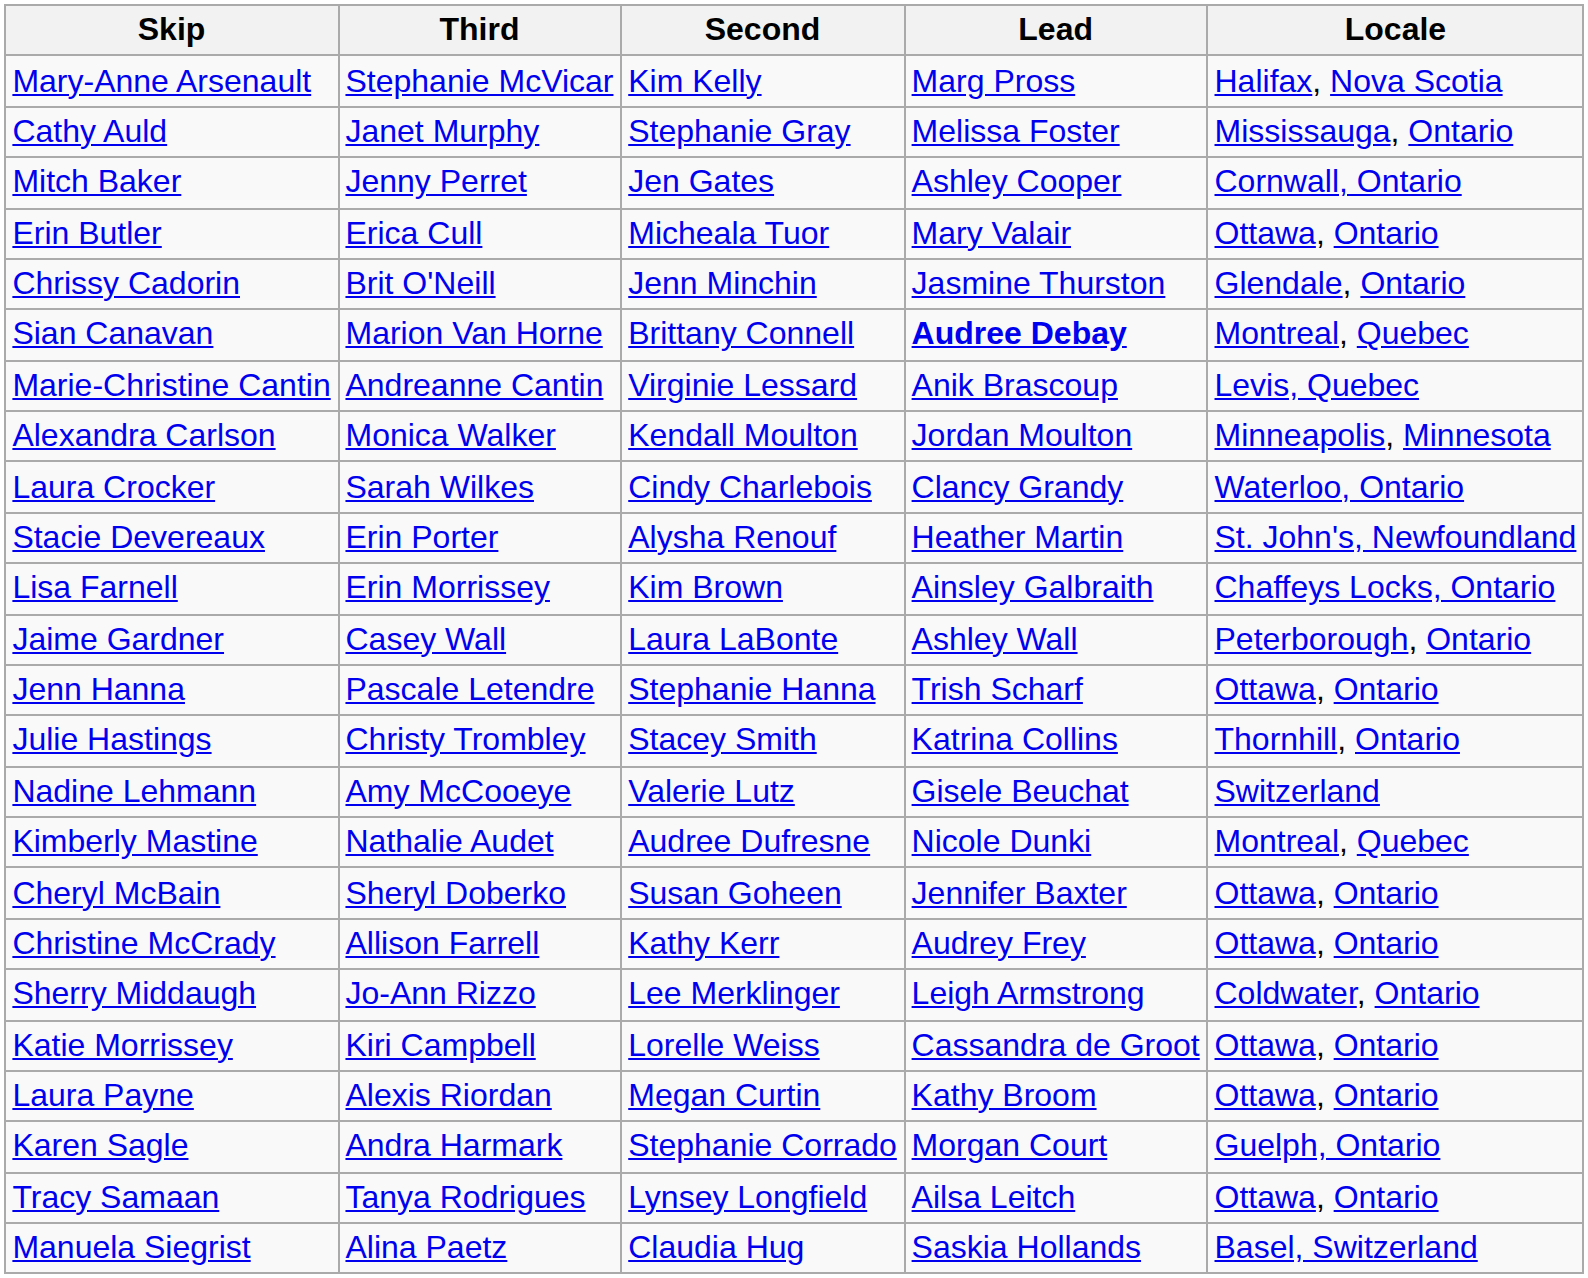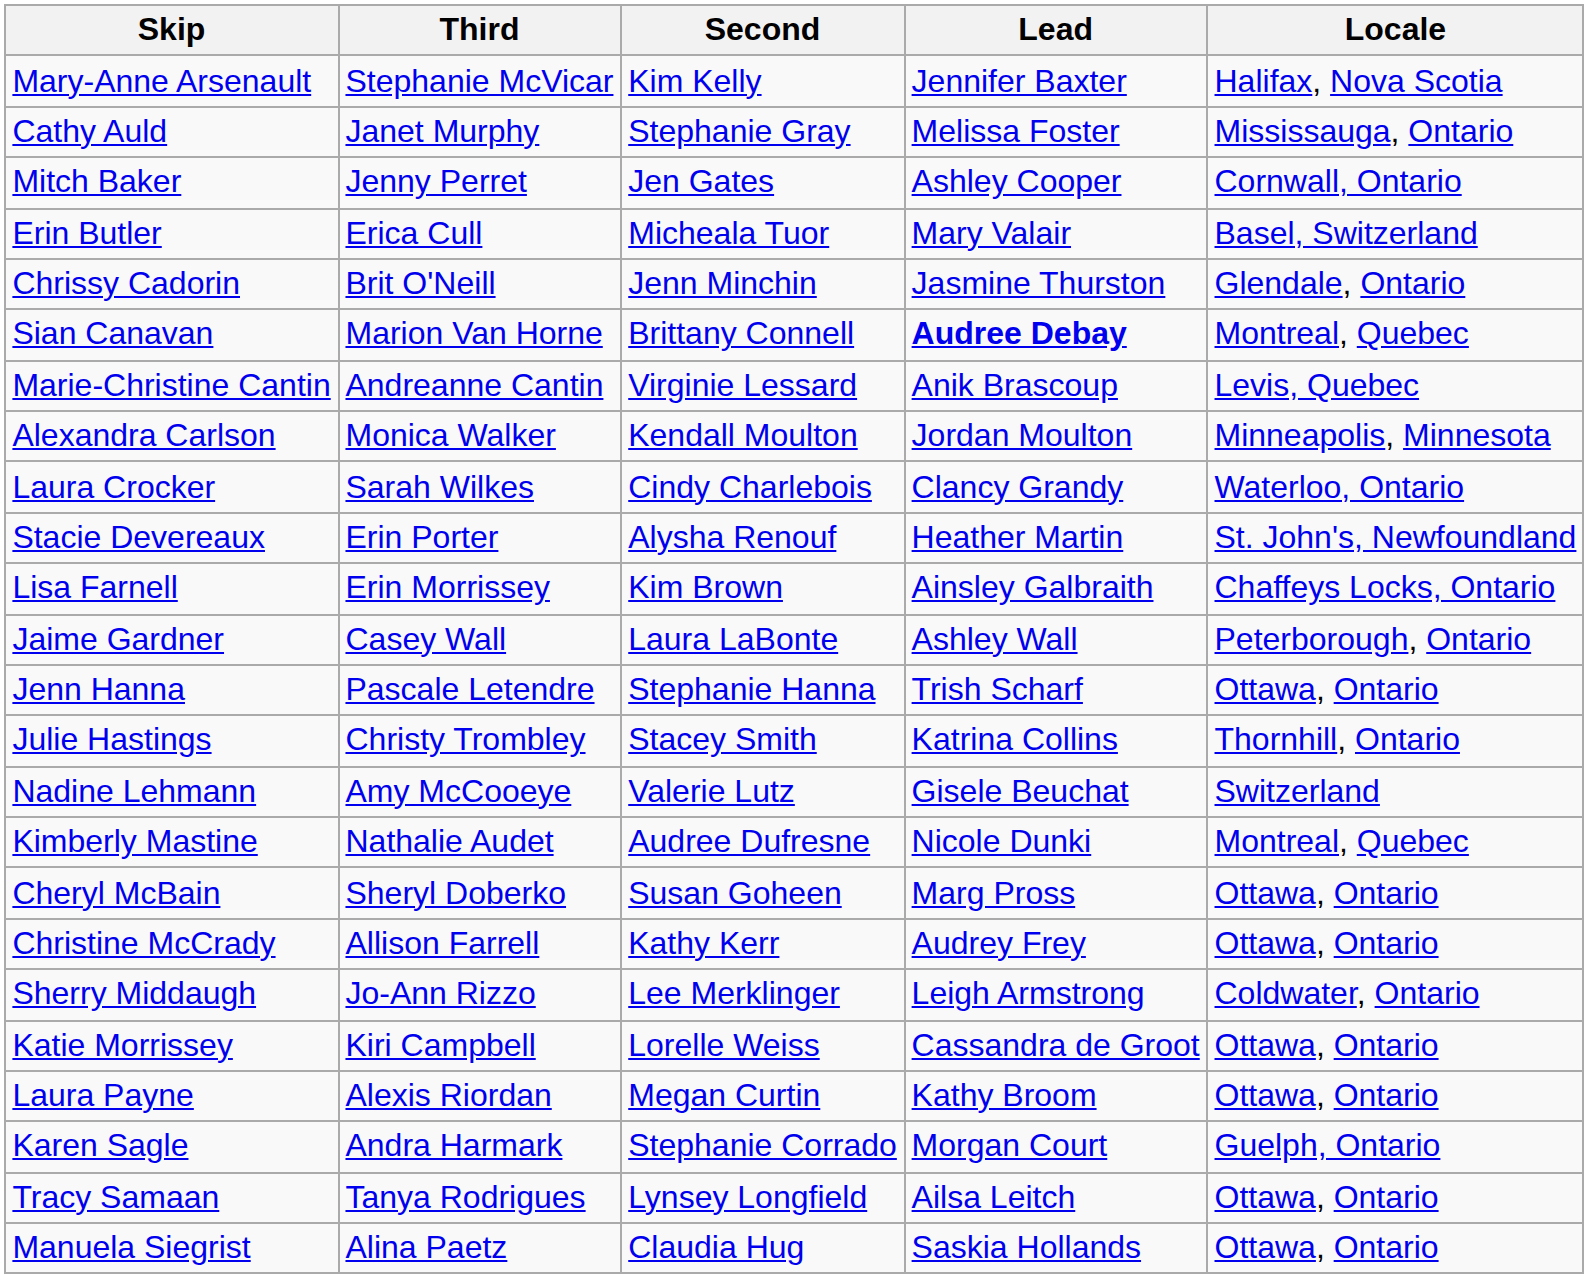(993, 80) Marg Pross -> (1019, 80) Jennifer Baxter
(1327, 232) Ottawa, Ontario -> (1346, 232) Basel, Switzerland
(1019, 892) Jennifer Baxter -> (993, 892) Marg Pross
(1346, 1247) Basel, Switzerland -> (1327, 1247) Ottawa, Ontario
